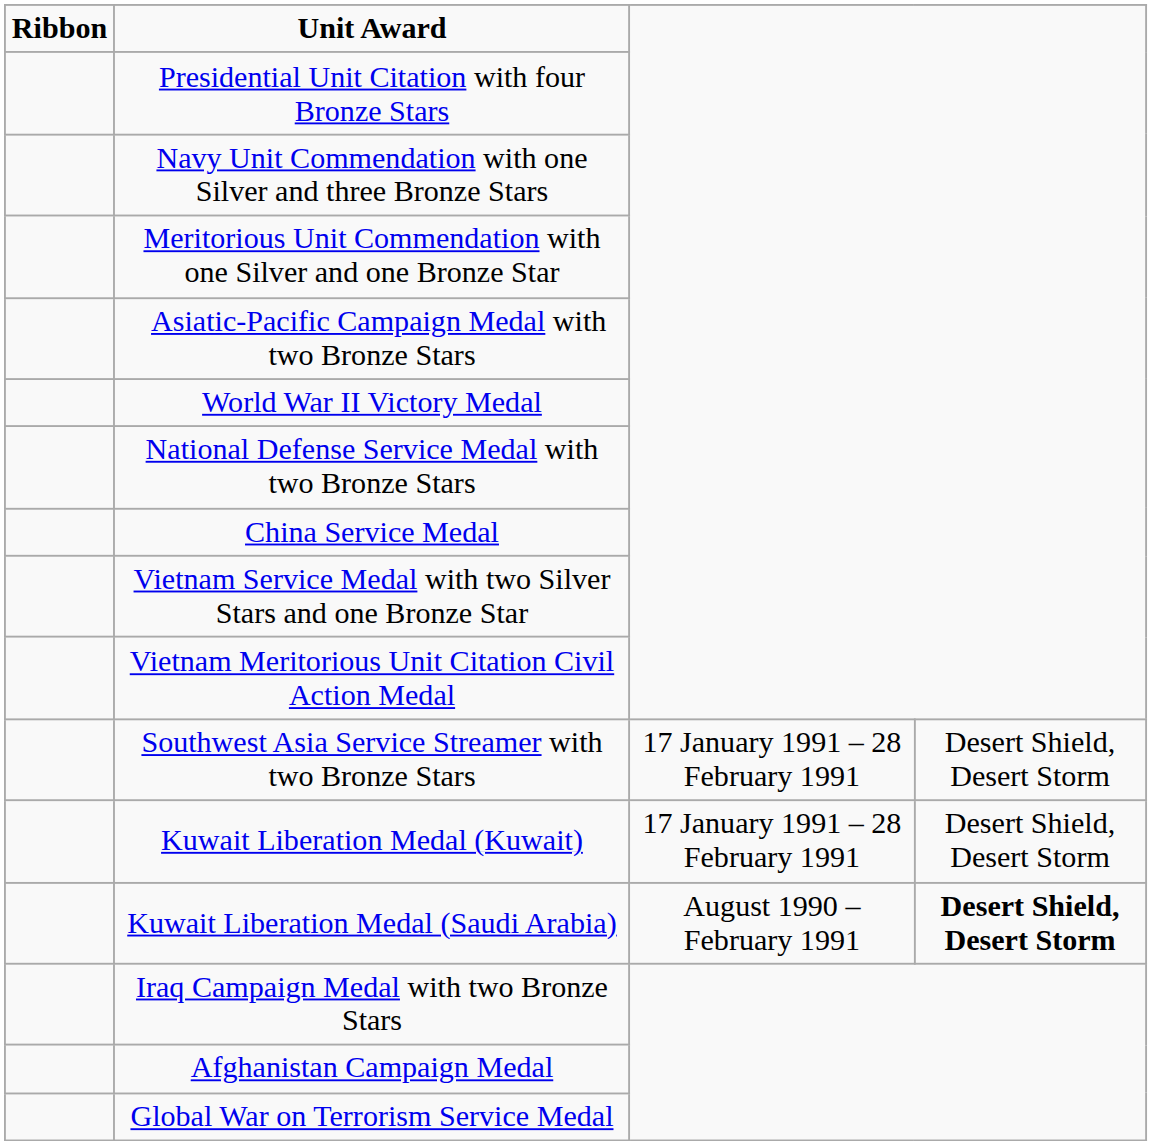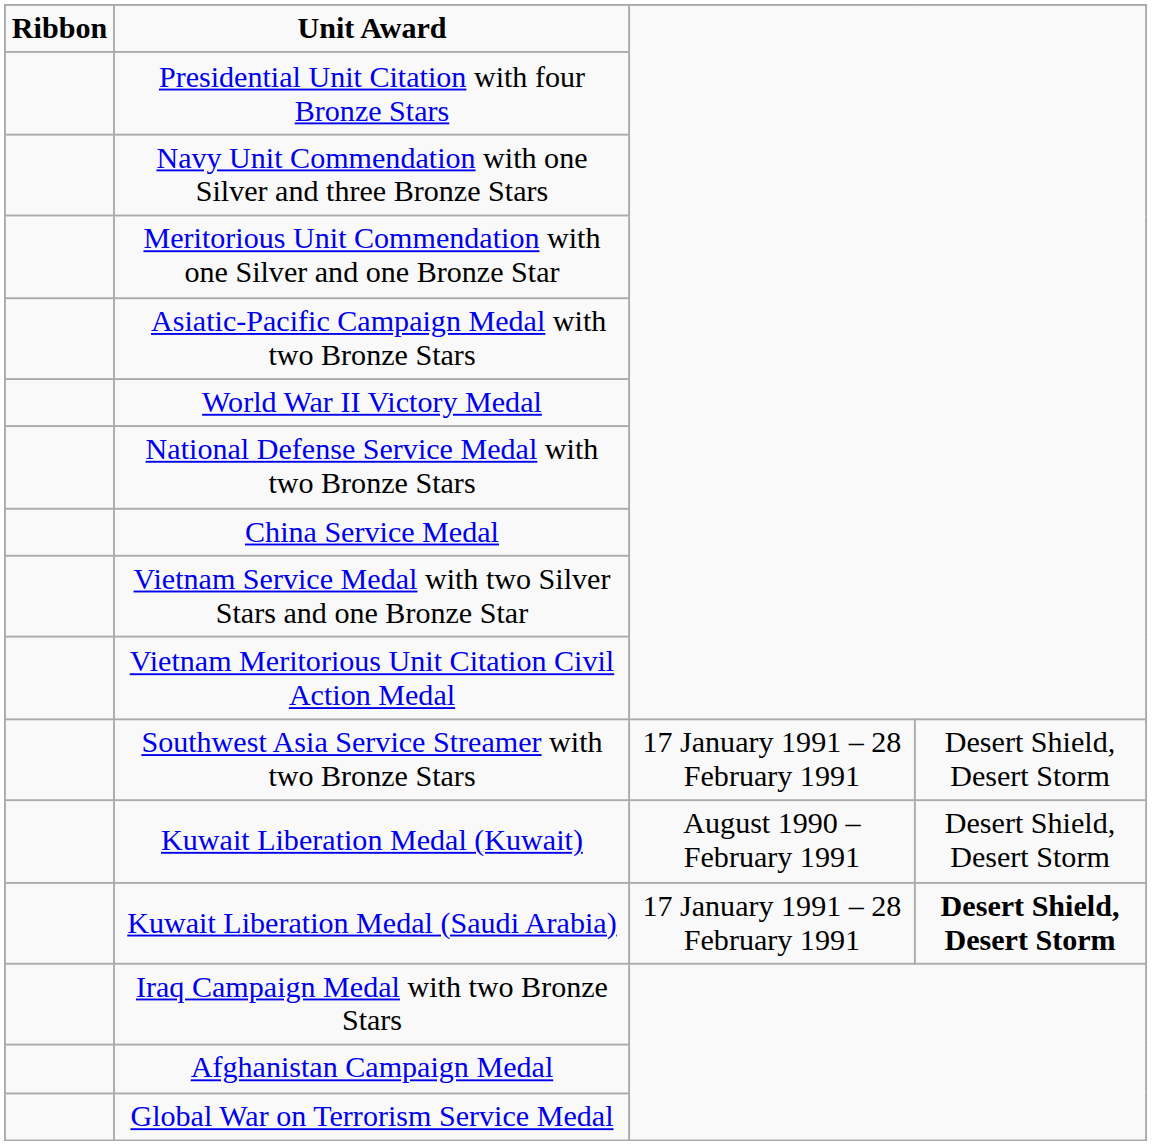(772, 840) 17 January 1991 – 28 February 1991 -> (772, 840) August 1990 – February 1991
(772, 922) August 1990 – February 1991 -> (772, 922) 17 January 1991 – 28 February 1991
